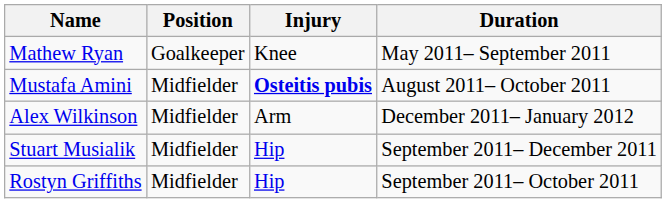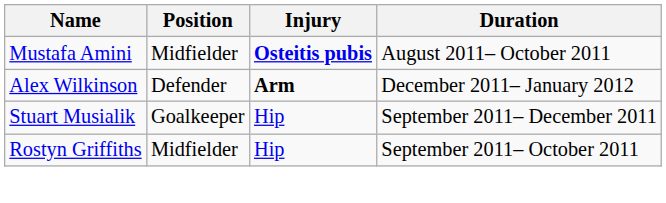- row: (66, 52)
(194, 117) Midfielder -> (189, 85) Defender
(273, 117) normal -> (274, 85) bold
(194, 149) Midfielder -> (198, 117) Goalkeeper
